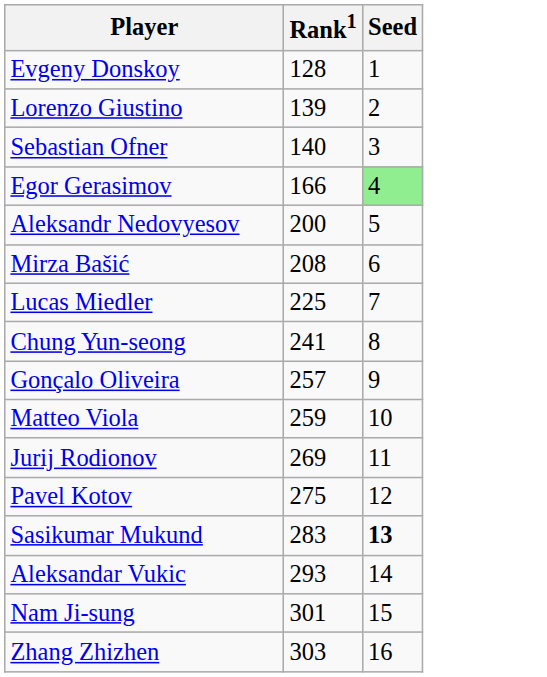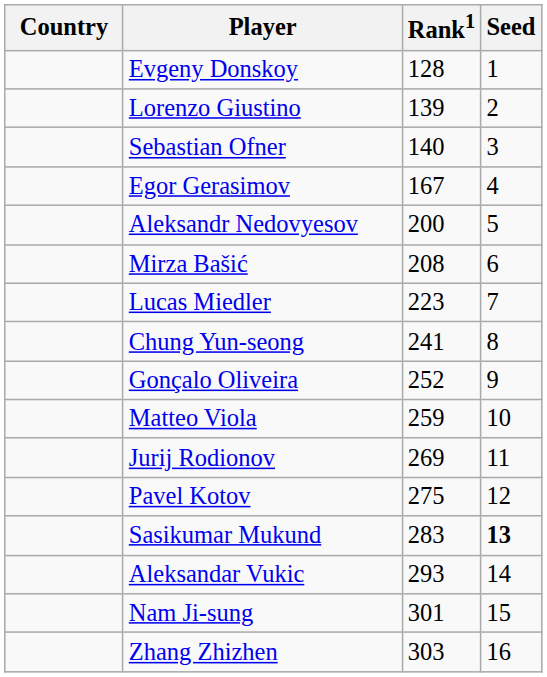+ column: (64, 27)
(308, 185) 166 -> (426, 185) 167
(374, 185) lightgreen background -> (493, 185) no background
(308, 302) 225 -> (426, 302) 223
(308, 379) 257 -> (426, 379) 252
